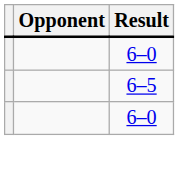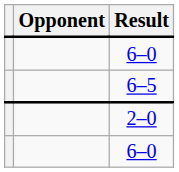+ row: (9, 119)
